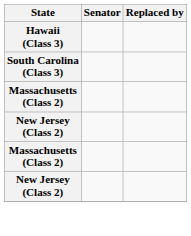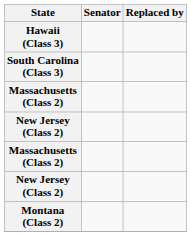+ row: (43, 216)
